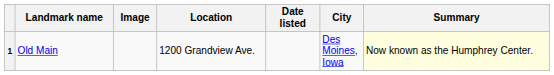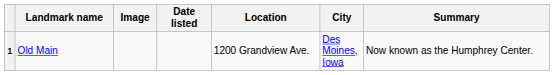columns swapped: (293, 18) <-> (211, 18)
(449, 51) lightyellow background -> (449, 51) no background
